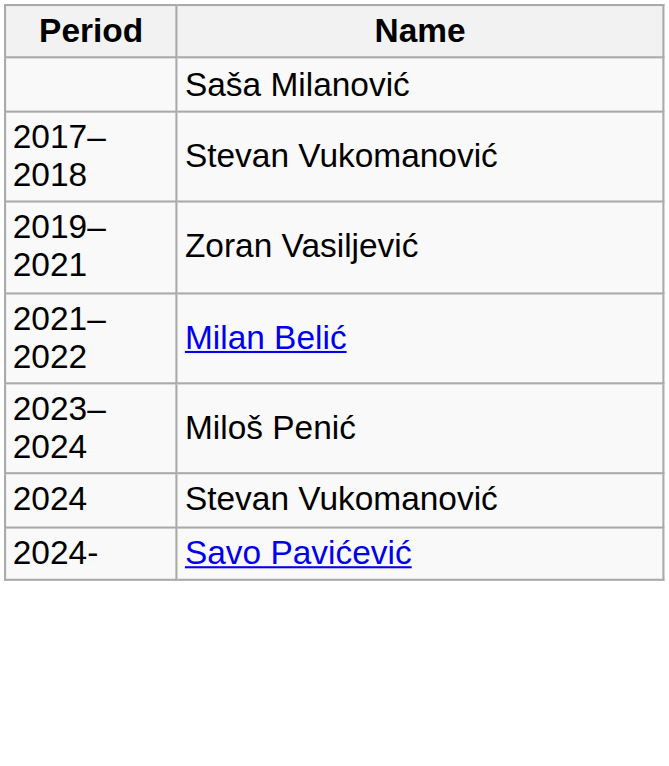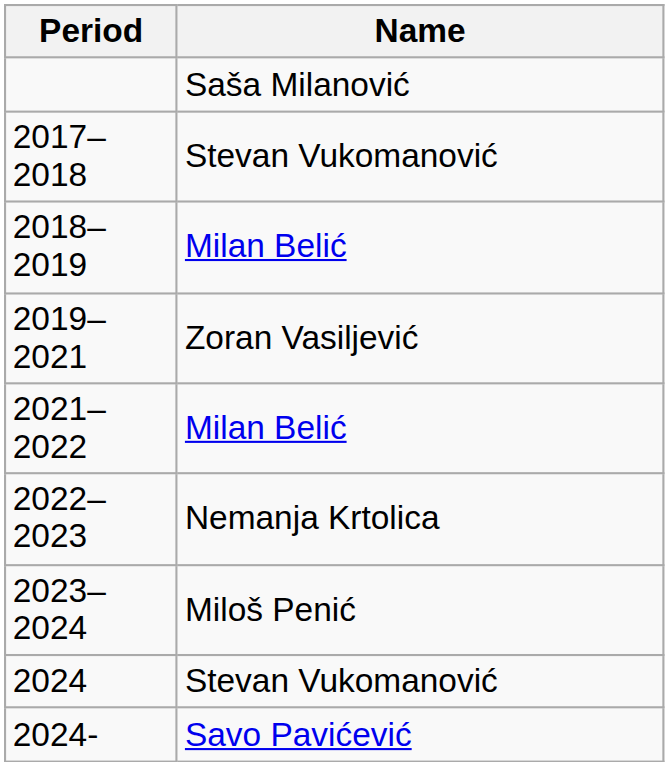+ row: (59, 246)
+ row: (59, 518)
